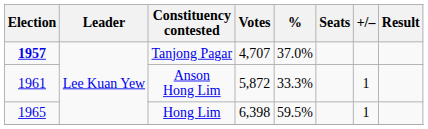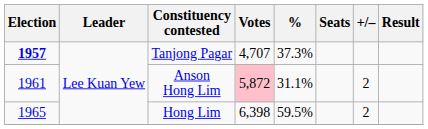(295, 53) 37.0% -> (295, 53) 37.3%
(255, 83) no background -> (255, 83) pink background
(295, 83) 33.3% -> (295, 83) 31.1%
(366, 83) 1 -> (366, 83) 2
(366, 113) 1 -> (366, 113) 2
